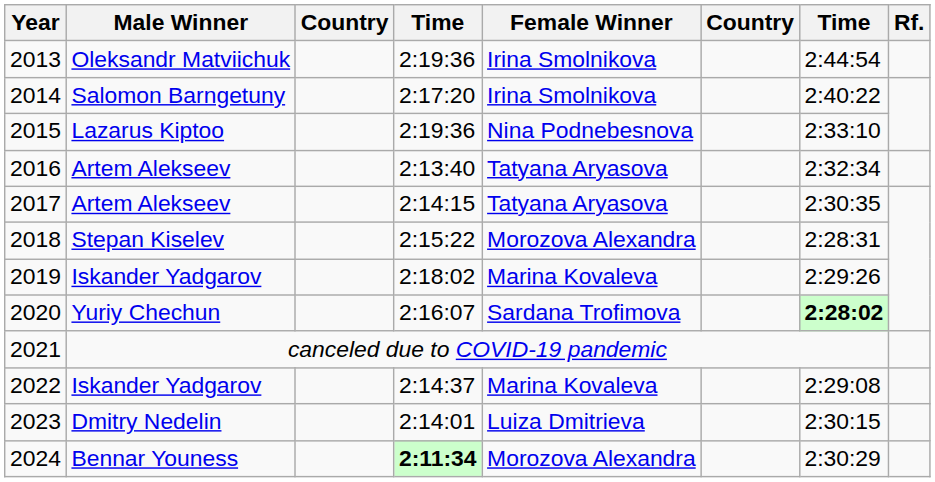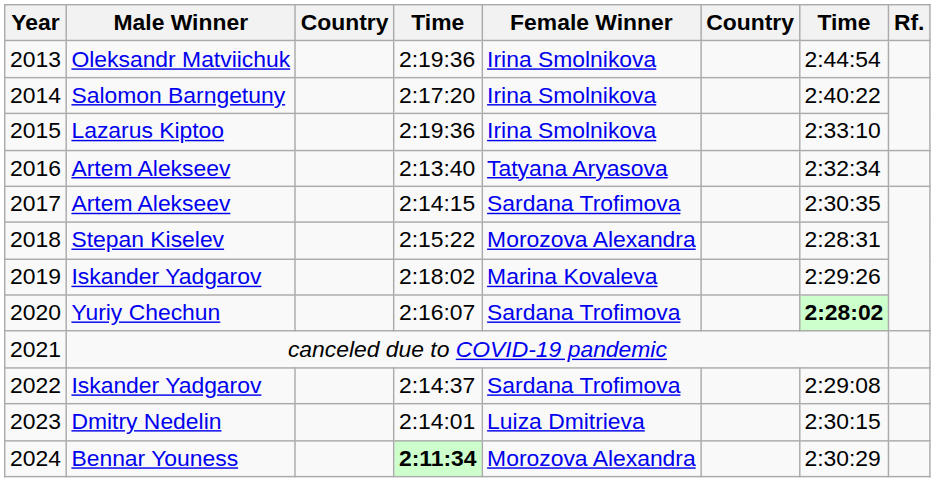(590, 131) Nina Podnebesnova -> (572, 131) Irina Smolnikova
(577, 204) Tatyana Aryasova -> (584, 204) Sardana Trofimova
(572, 385) Marina Kovaleva -> (584, 385) Sardana Trofimova
